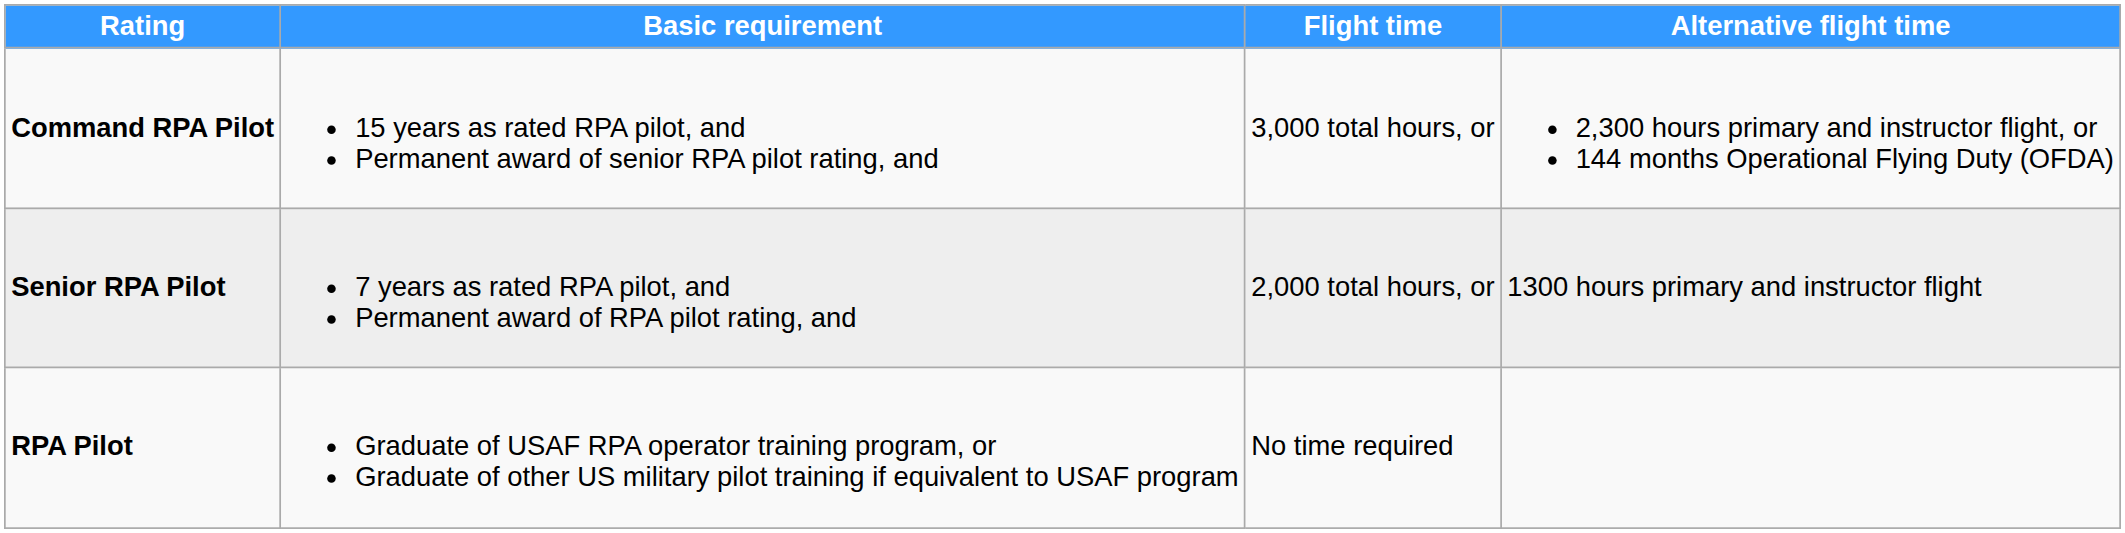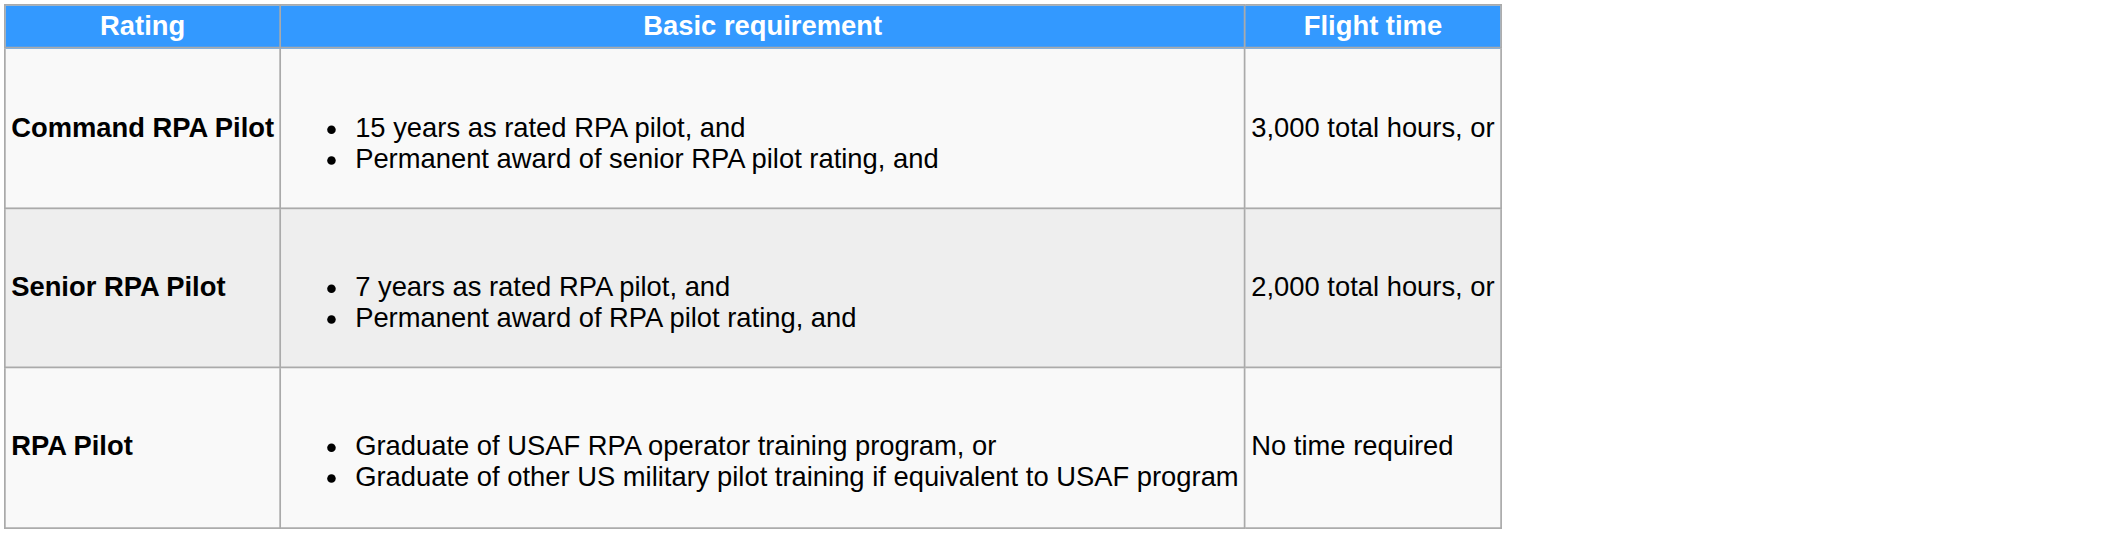- column: (1811, 26)
